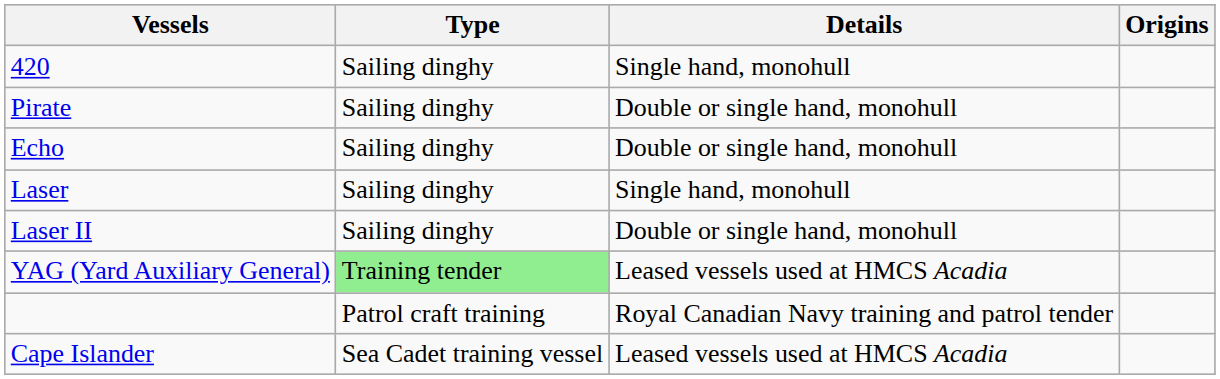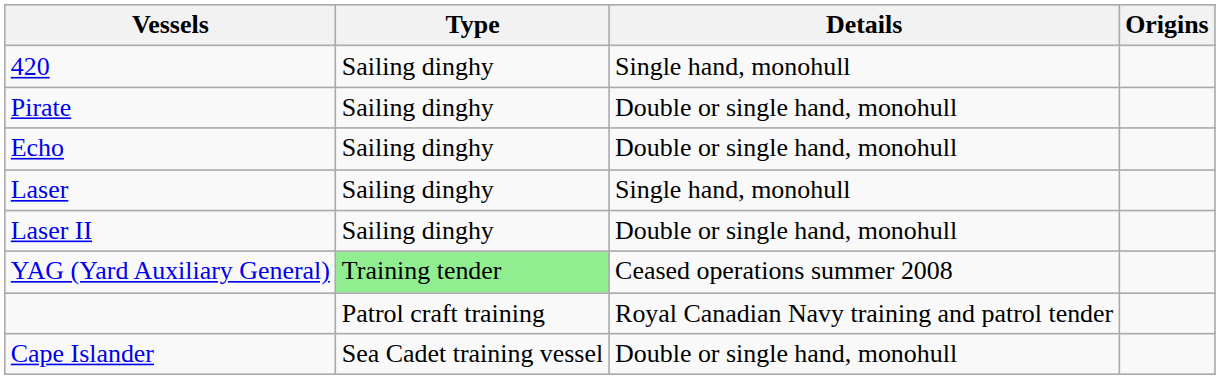(811, 271) Leased vessels used at HMCS Acadia -> (784, 271) Ceased operations summer 2008
(811, 353) Leased vessels used at HMCS Acadia -> (786, 353) Double or single hand, monohull
